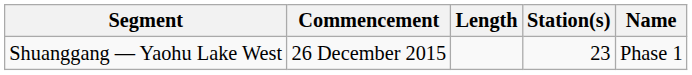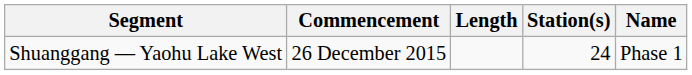(600, 52) 23 -> (600, 52) 24
